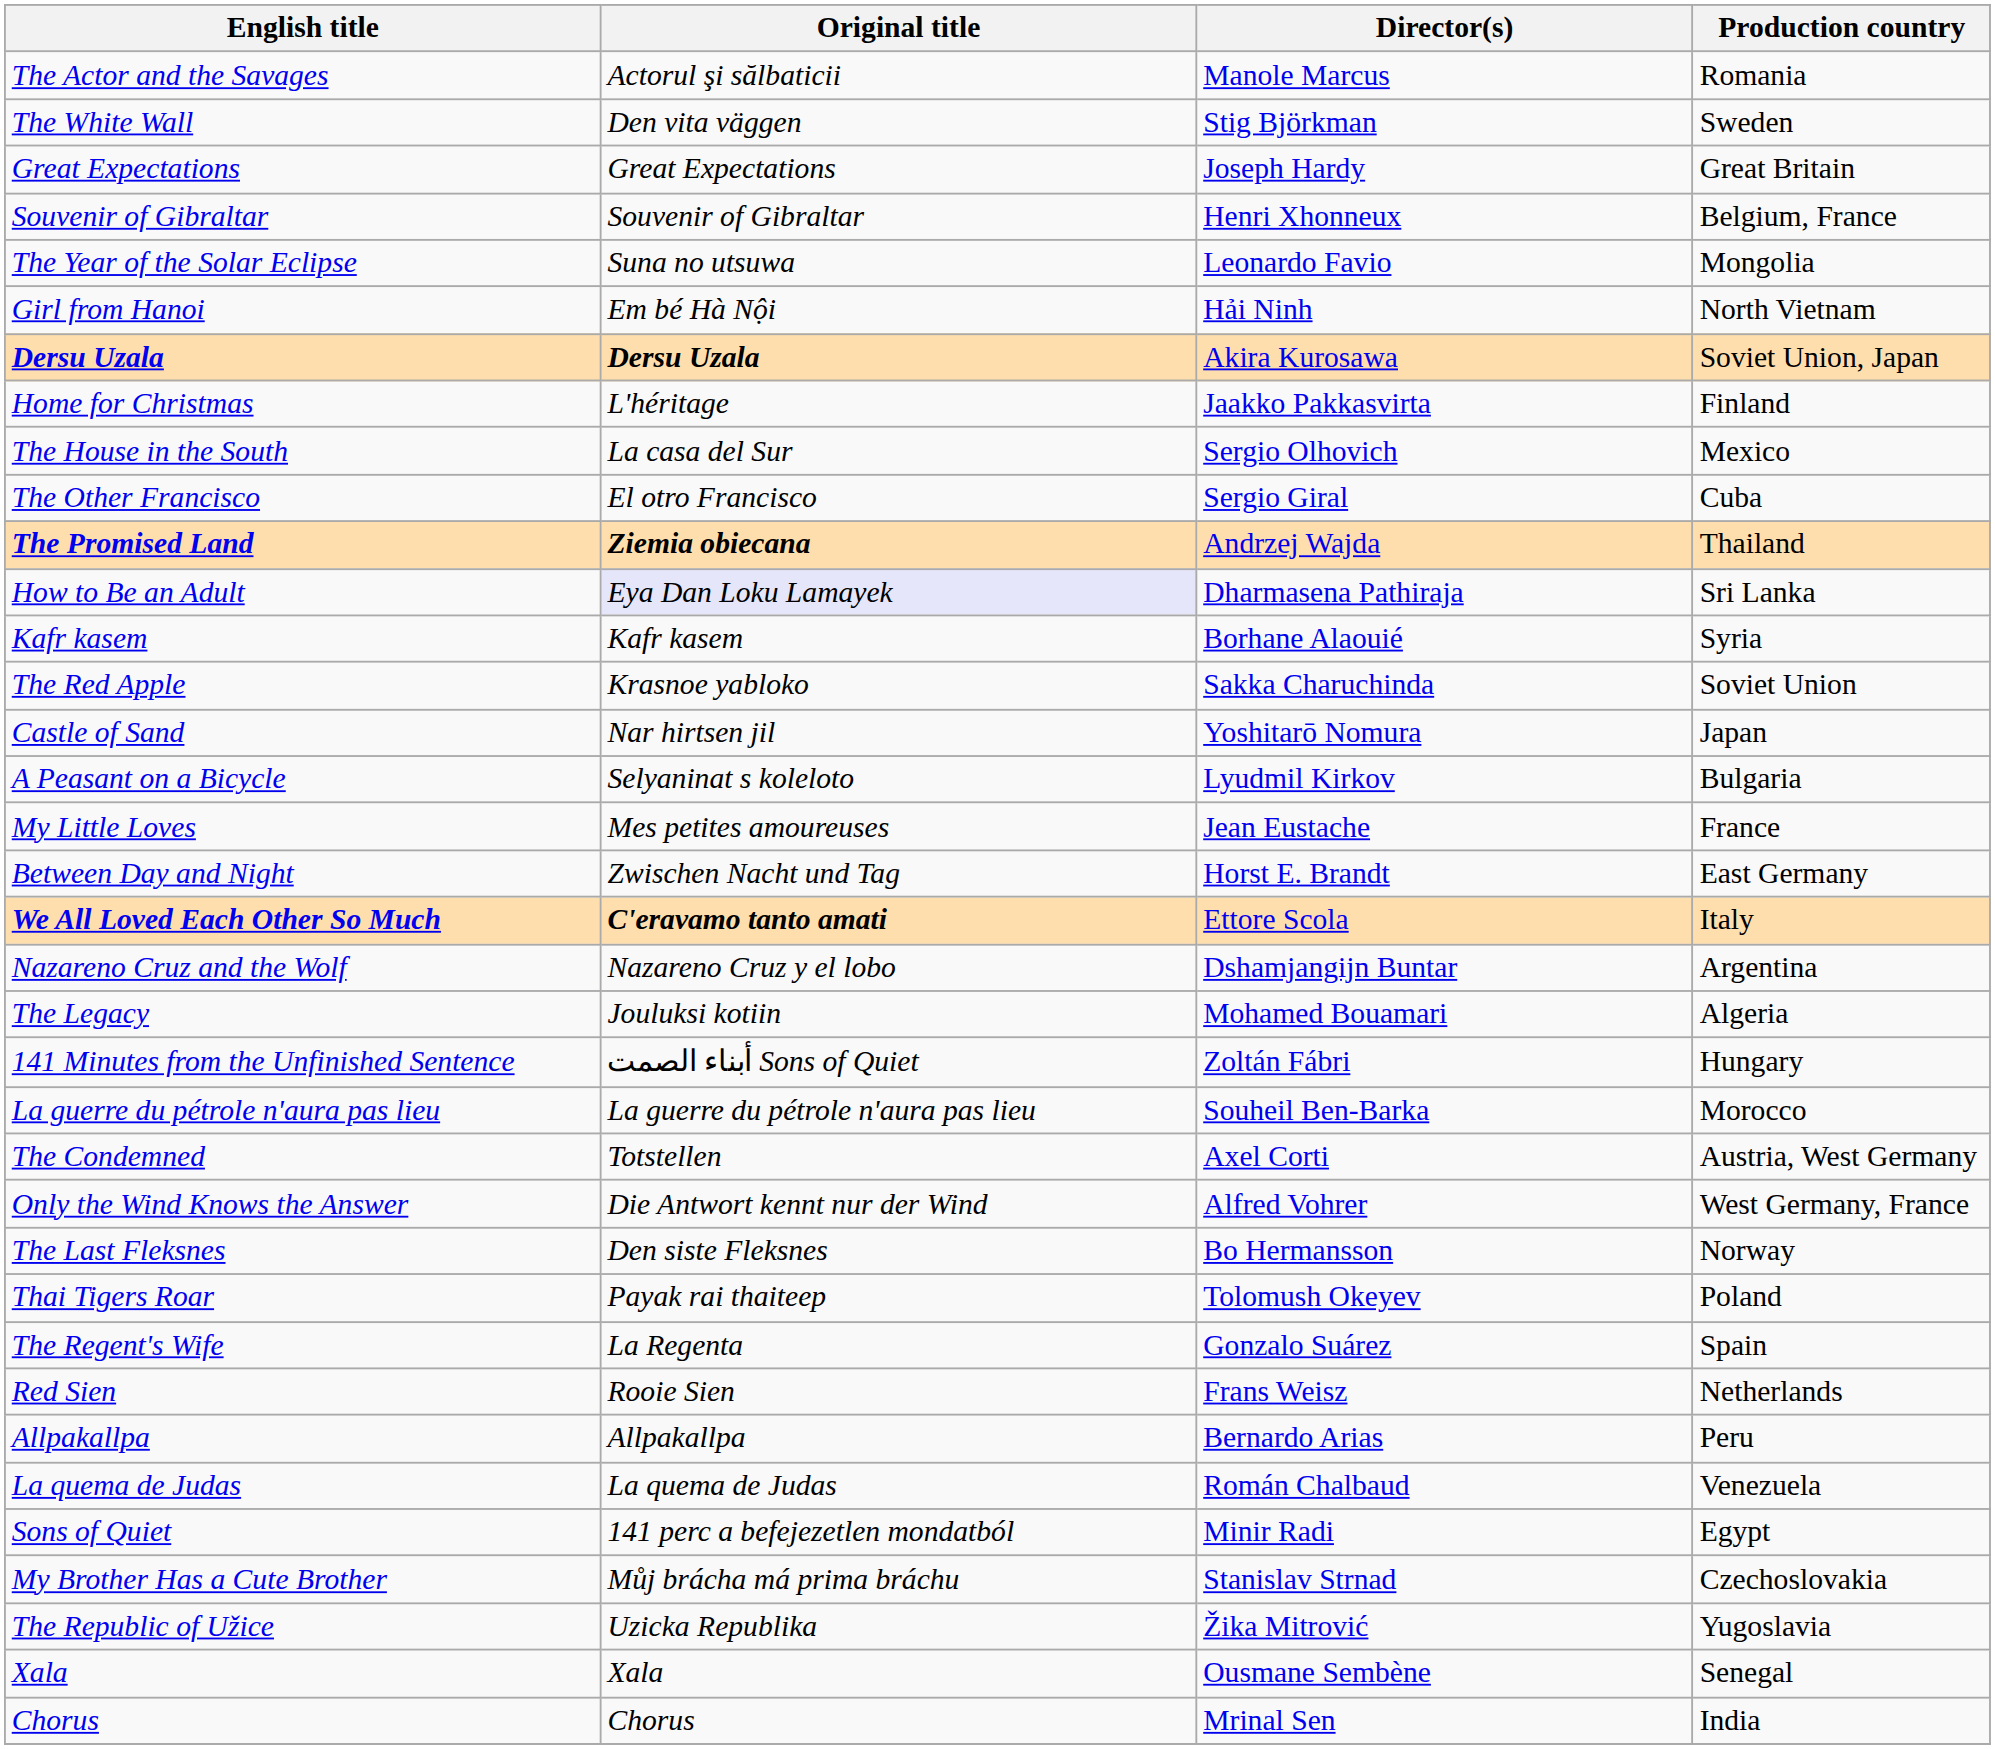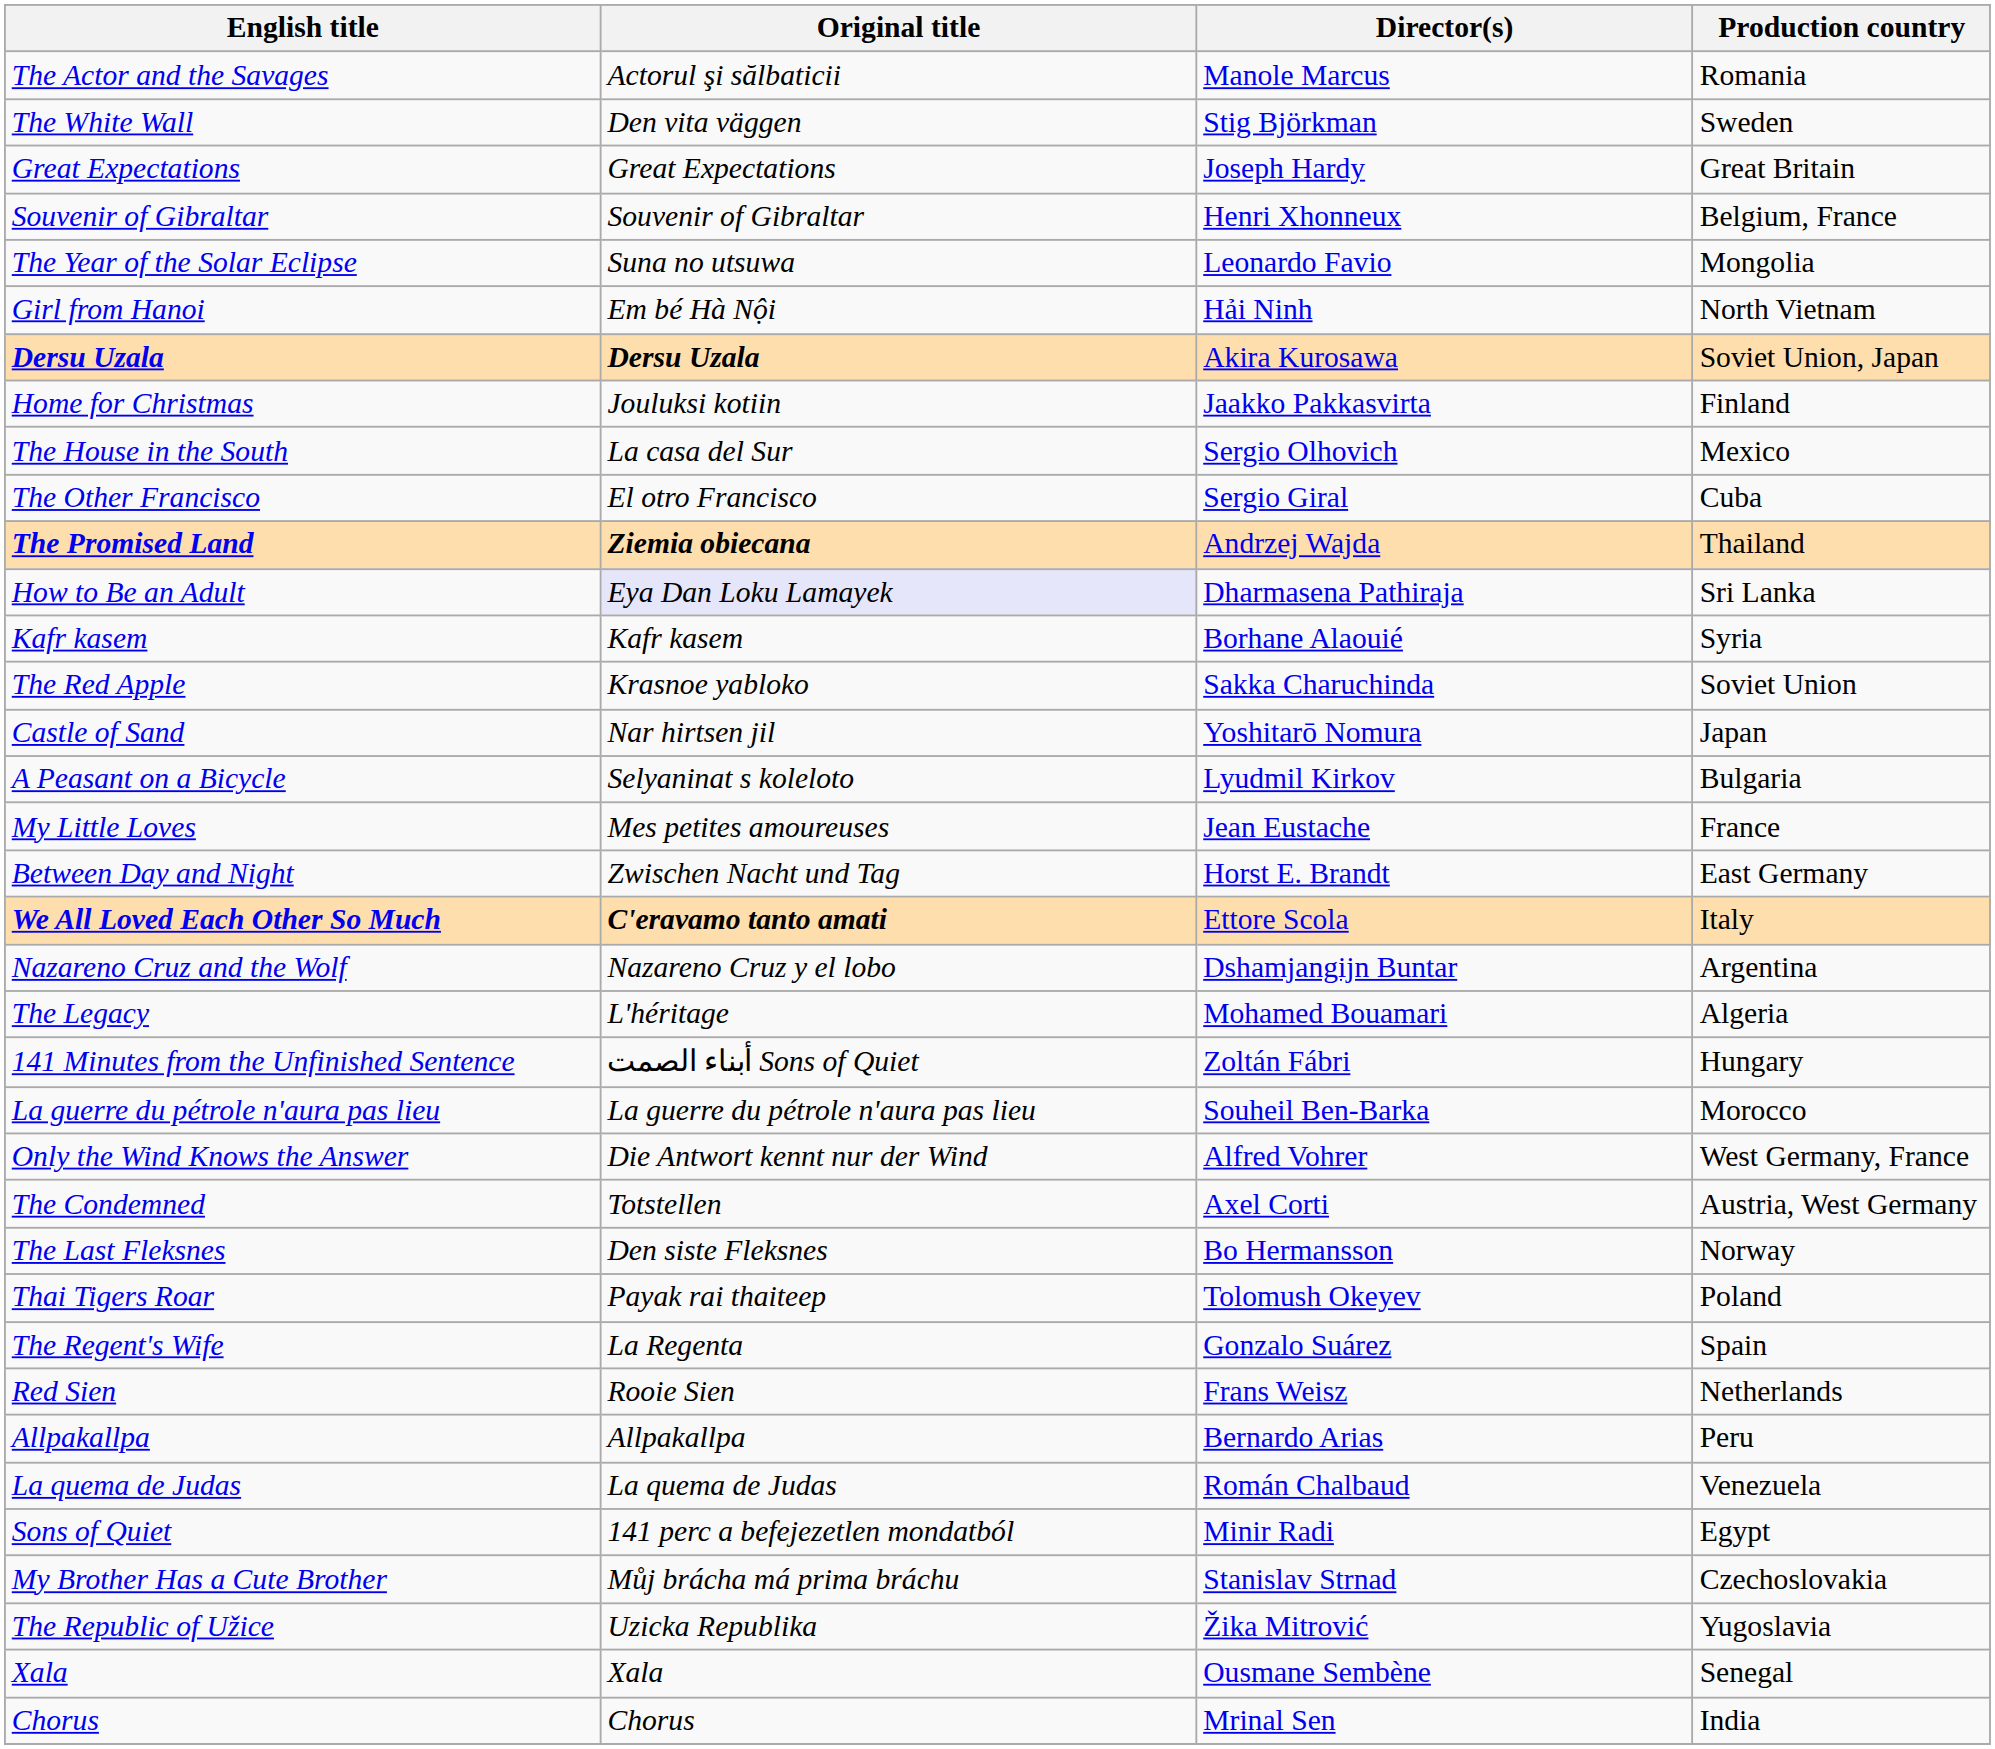(668, 403) L'héritage -> (694, 403) Jouluksi kotiin
(694, 1013) Jouluksi kotiin -> (668, 1013) L'héritage
rows swapped: (108, 1156) <-> (210, 1203)
